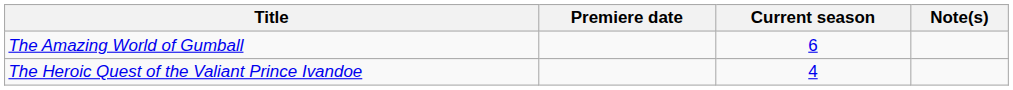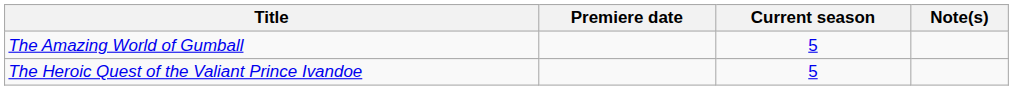(813, 44) 6 -> (813, 44) 5
(813, 71) 4 -> (813, 71) 5
